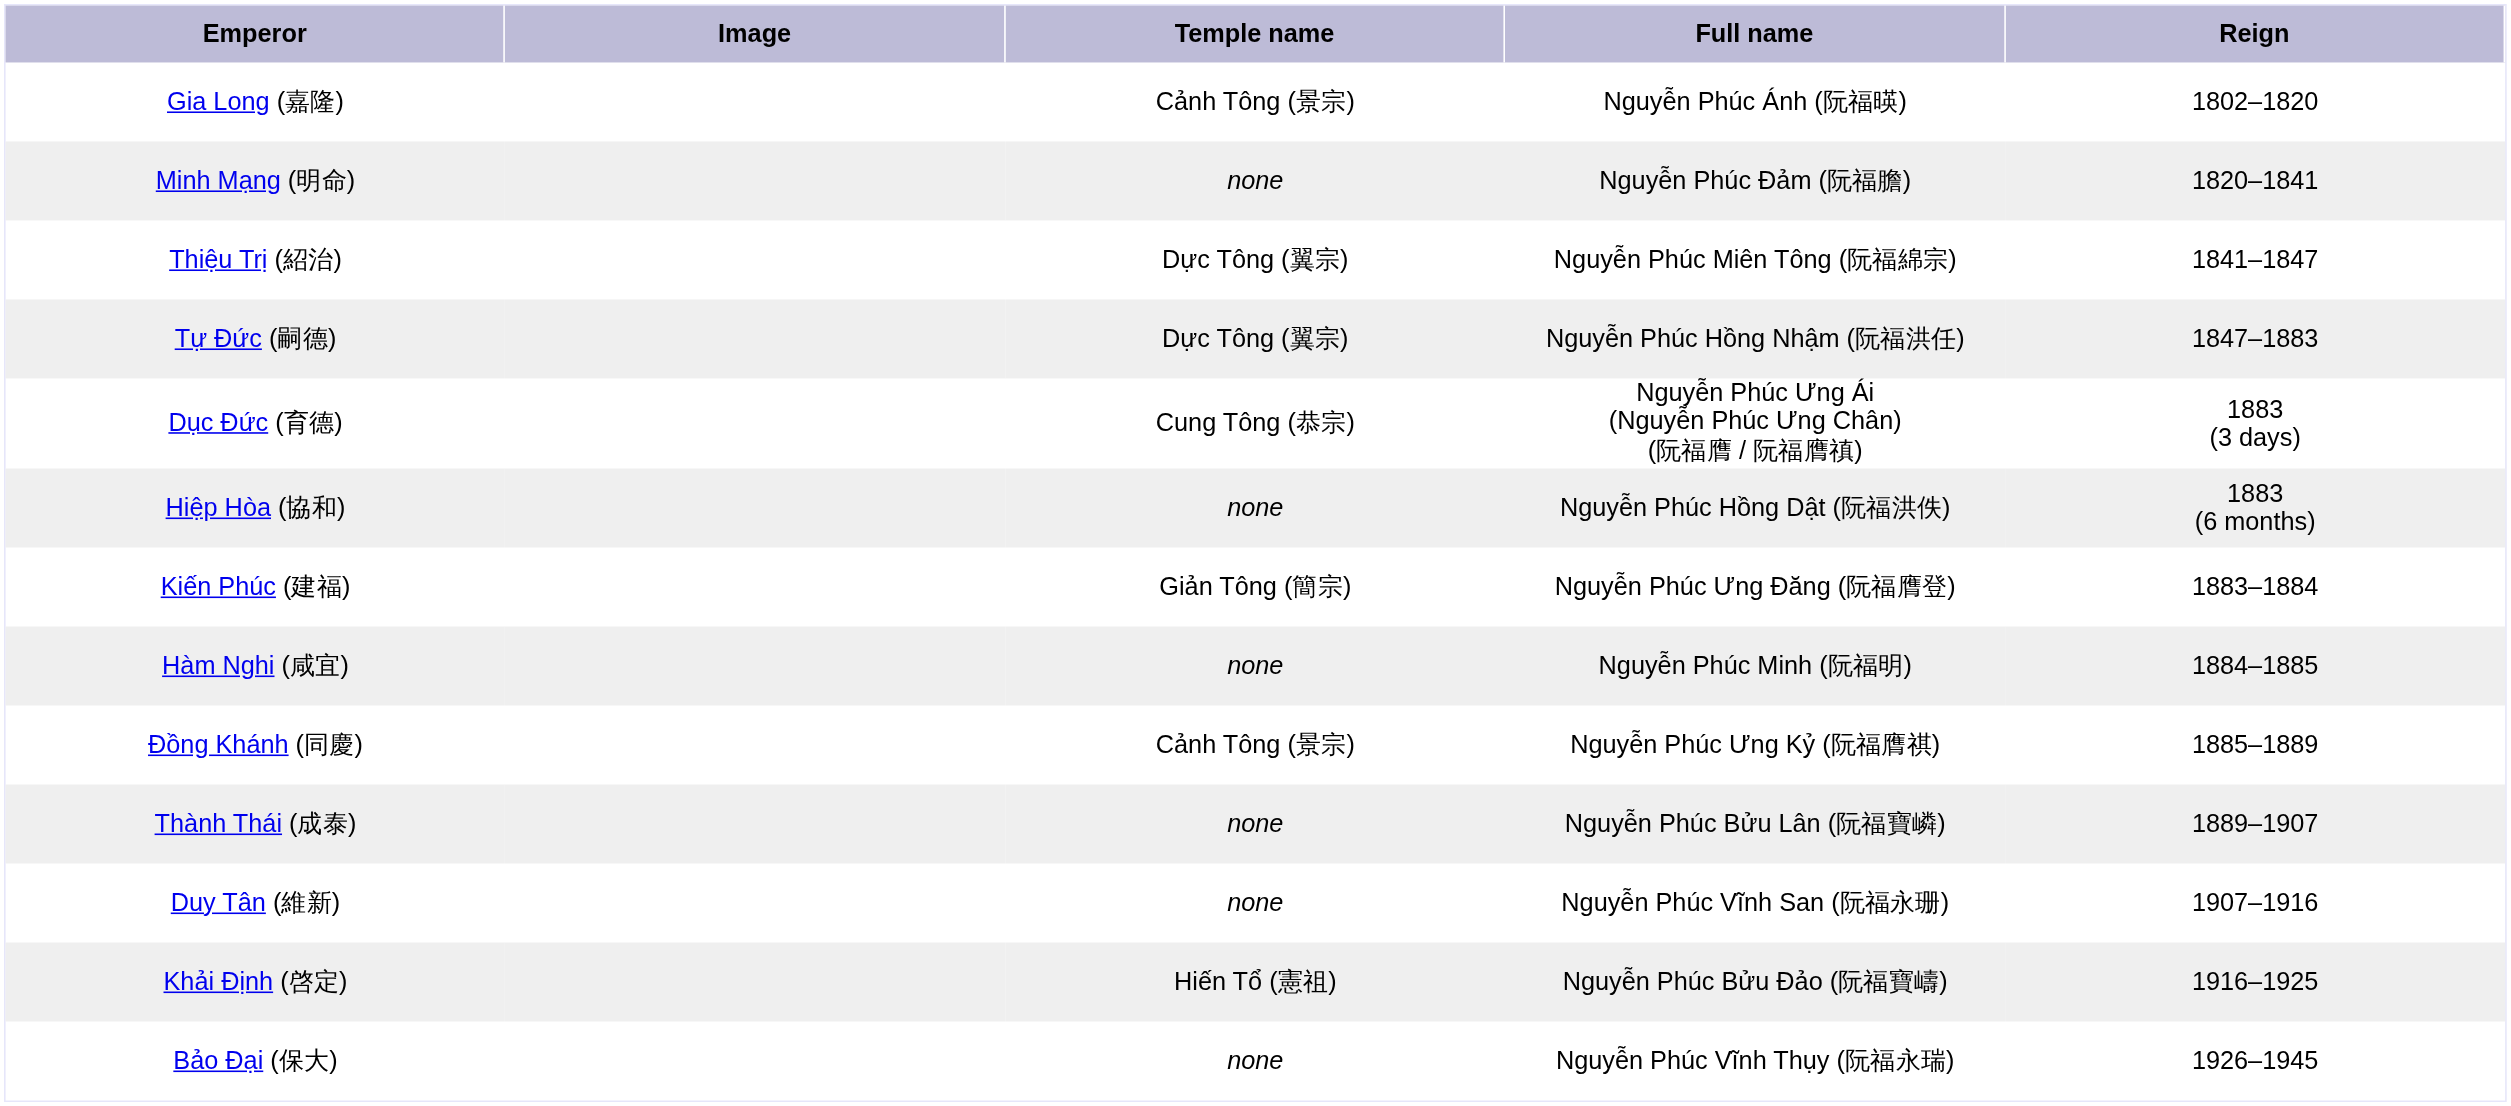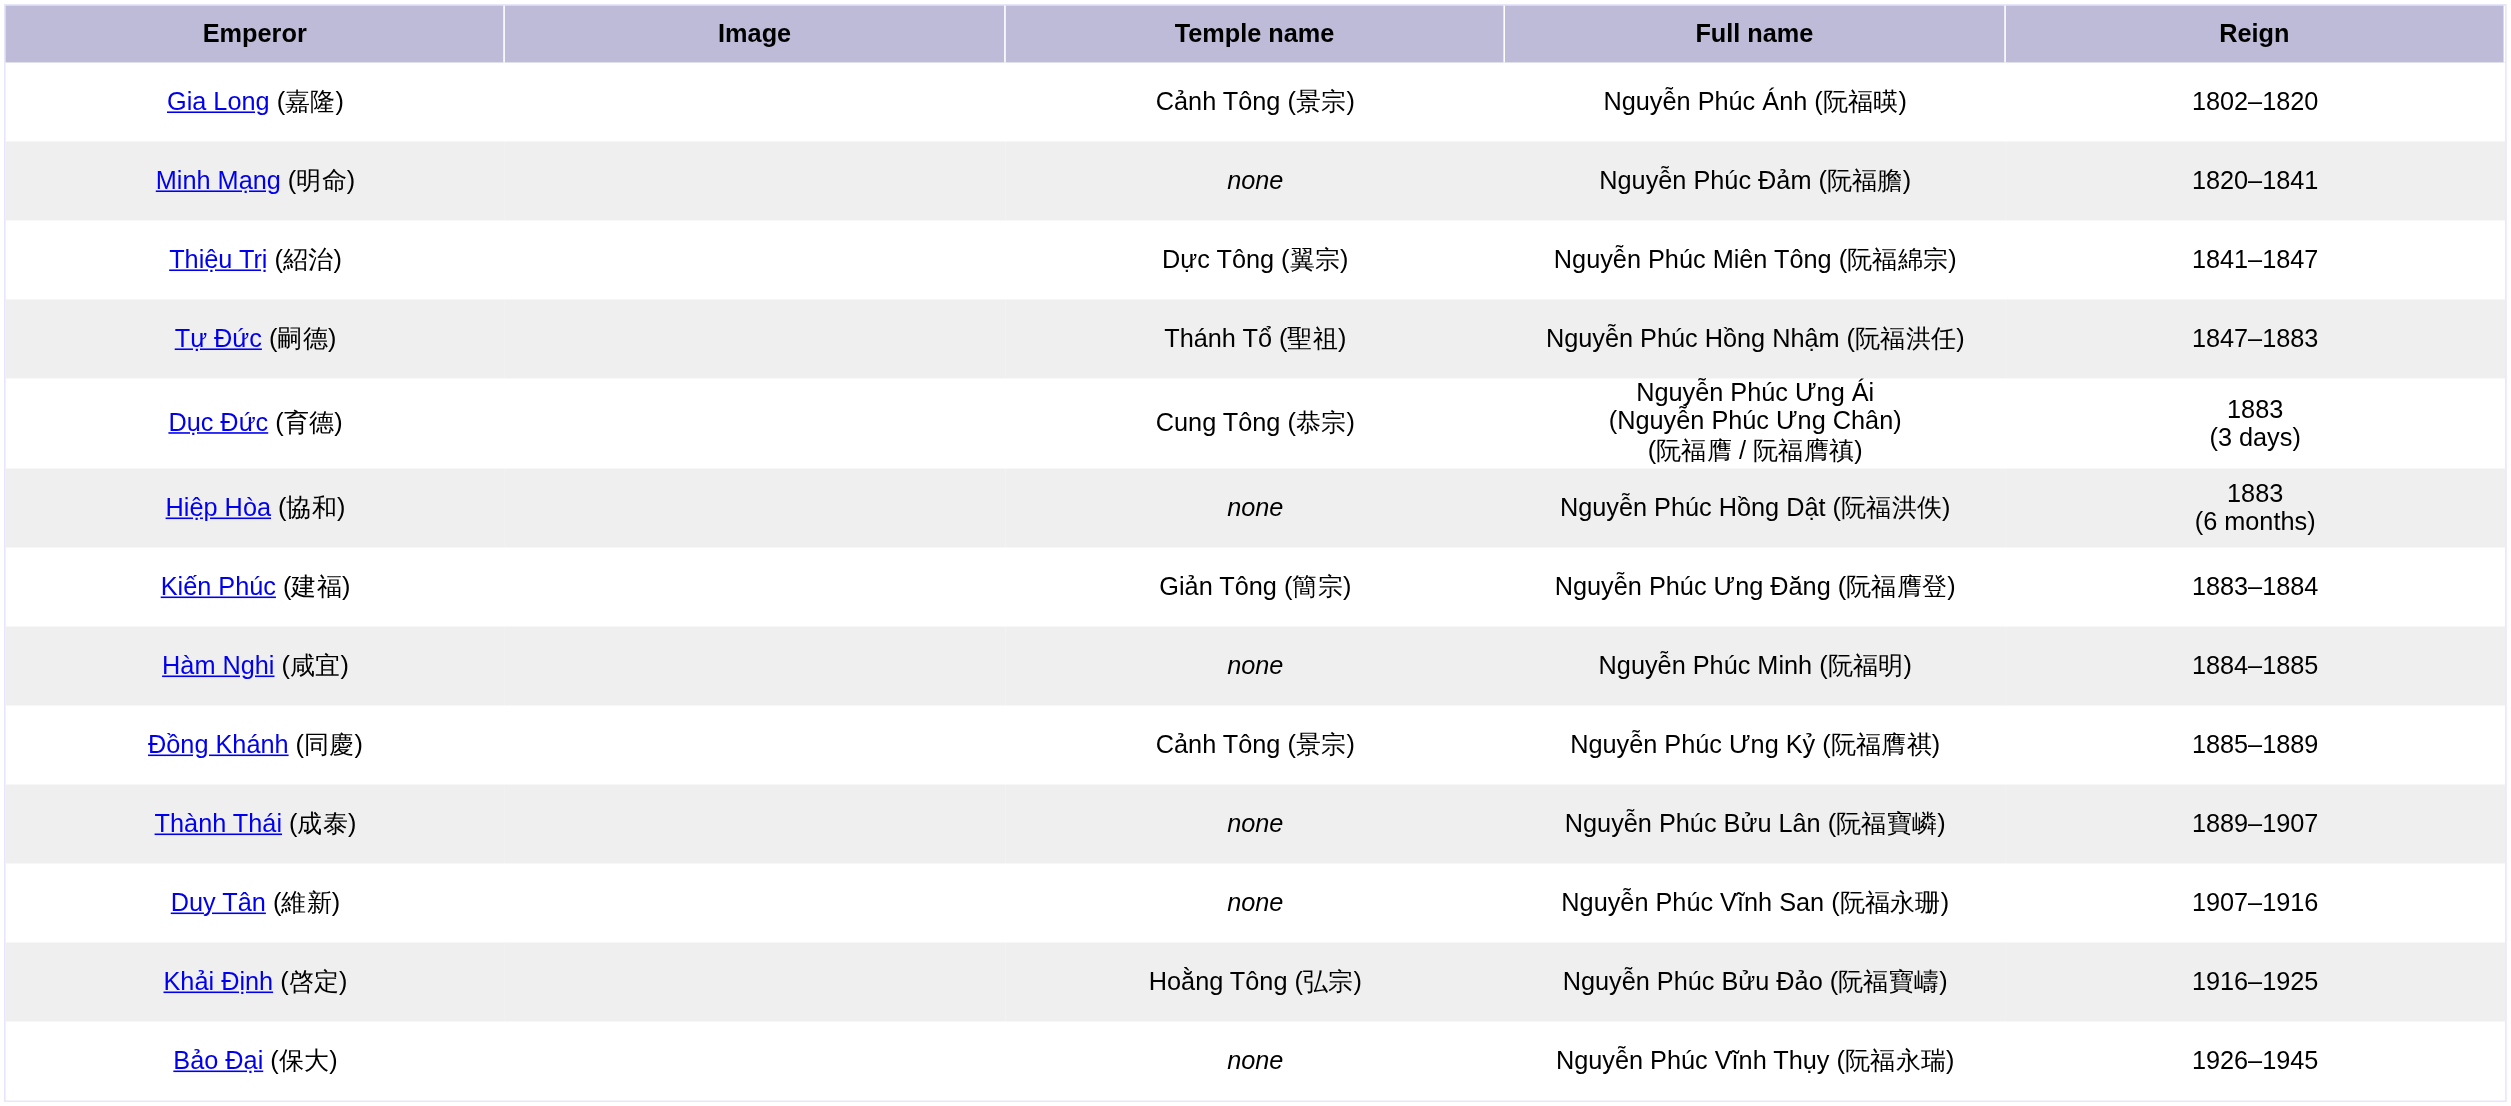(1255, 337) Dực Tông (翼宗) -> (1255, 337) Thánh Tổ (聖祖)
(1255, 980) Hiến Tổ (憲祖) -> (1255, 980) Hoằng Tông (弘宗)
